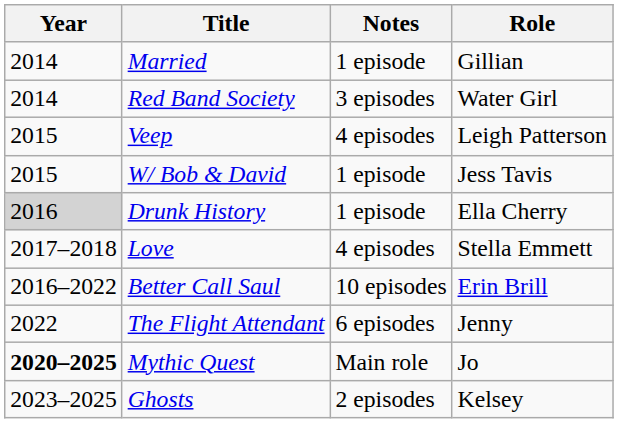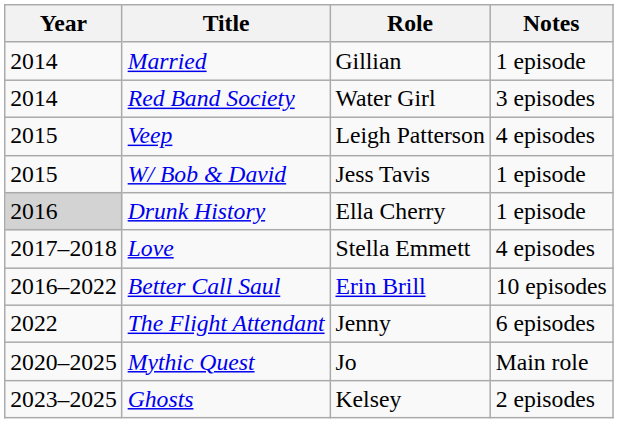columns swapped: (532, 23) <-> (391, 23)
(63, 361) bold -> (63, 361) normal
